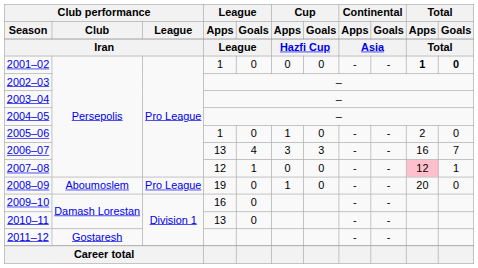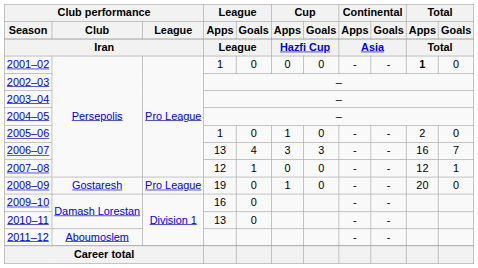(456, 64) bold -> (456, 64) normal
(422, 168) pink background -> (422, 168) no background
(97, 185) Aboumoslem -> (97, 185) Gostaresh
(97, 237) Gostaresh -> (97, 237) Aboumoslem
